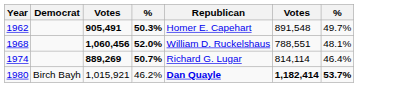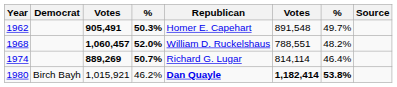+ column: (373, 12)
(107, 43) 1,060,456 -> (107, 43) 1,060,457
(337, 43) 48.1% -> (337, 43) 48.2%
(337, 75) 53.7% -> (337, 75) 53.8%
